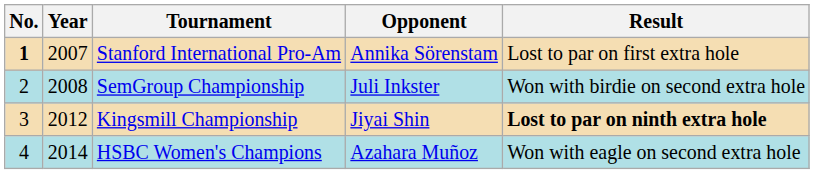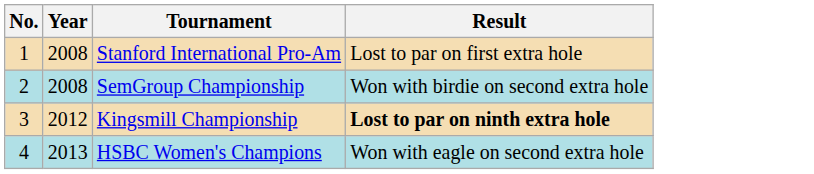- column: (424, 21)
(24, 53) bold -> (24, 53) normal
(68, 53) 2007 -> (68, 53) 2008
(68, 152) 2014 -> (68, 152) 2013
